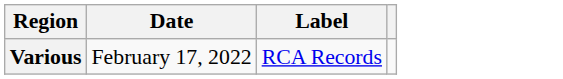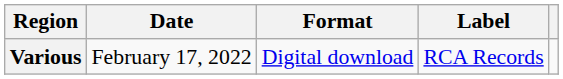+ column: (338, 21)
